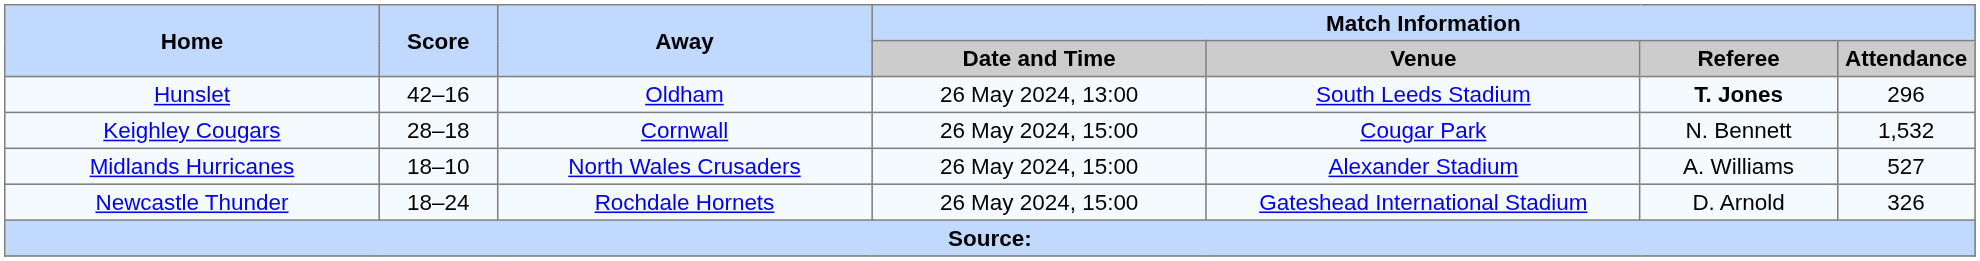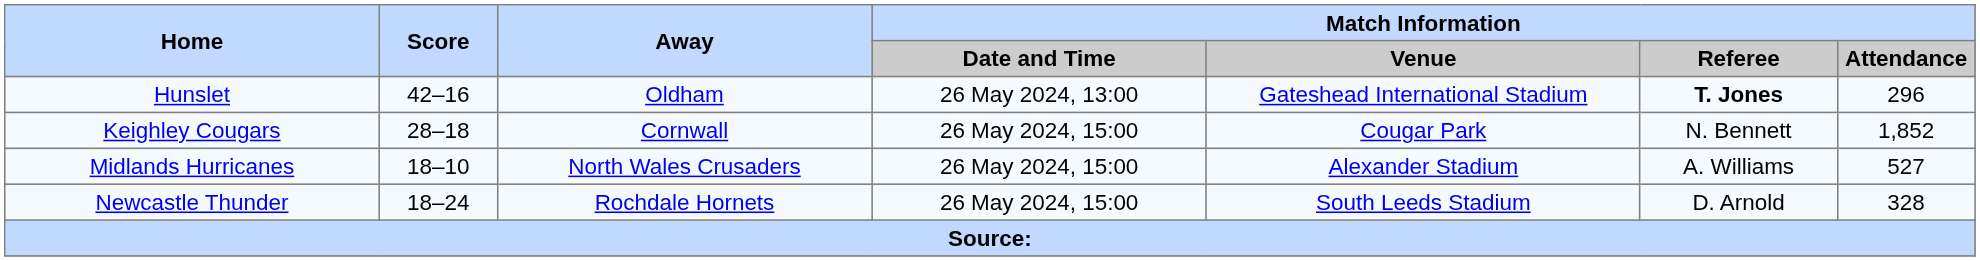(1423, 94) South Leeds Stadium -> (1423, 94) Gateshead International Stadium
(1906, 130) 1,532 -> (1906, 130) 1,852
(1423, 202) Gateshead International Stadium -> (1423, 202) South Leeds Stadium
(1906, 202) 326 -> (1906, 202) 328
